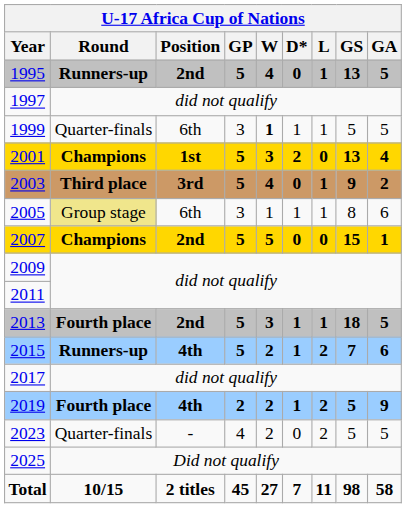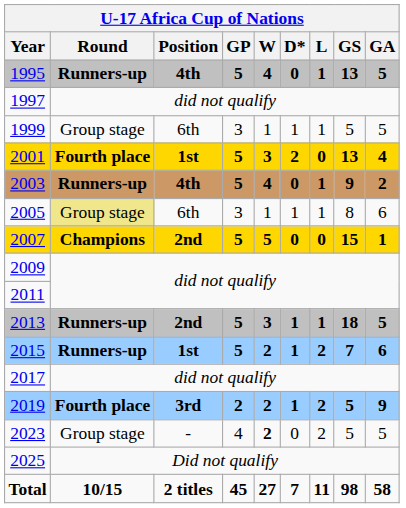(190, 73) 2nd -> (188, 73) 4th
(103, 128) Quarter-finals -> (102, 128) Group stage
(269, 128) bold -> (267, 128) normal
(103, 156) Champions -> (102, 156) Fourth place
(103, 184) Third place -> (102, 184) Runners-up
(190, 184) 3rd -> (188, 184) 4th
(103, 322) Fourth place -> (102, 322) Runners-up
(190, 350) 4th -> (188, 350) 1st
(190, 405) 4th -> (188, 405) 3rd
(103, 433) Quarter-finals -> (102, 433) Group stage
(269, 433) normal -> (267, 433) bold
